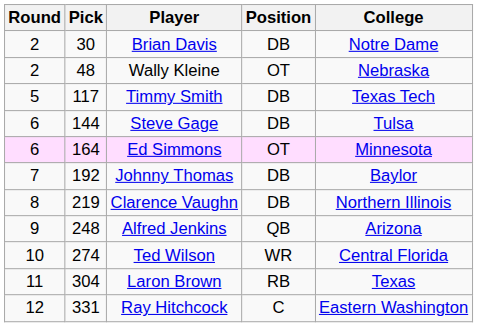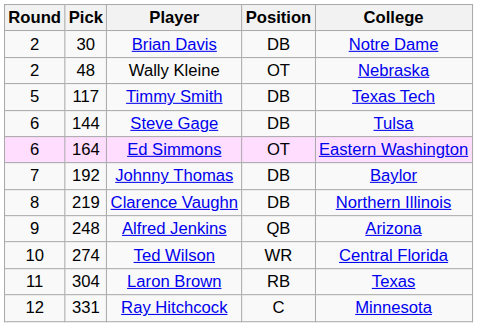(394, 149) Minnesota -> (394, 149) Eastern Washington
(394, 307) Eastern Washington -> (394, 307) Minnesota
